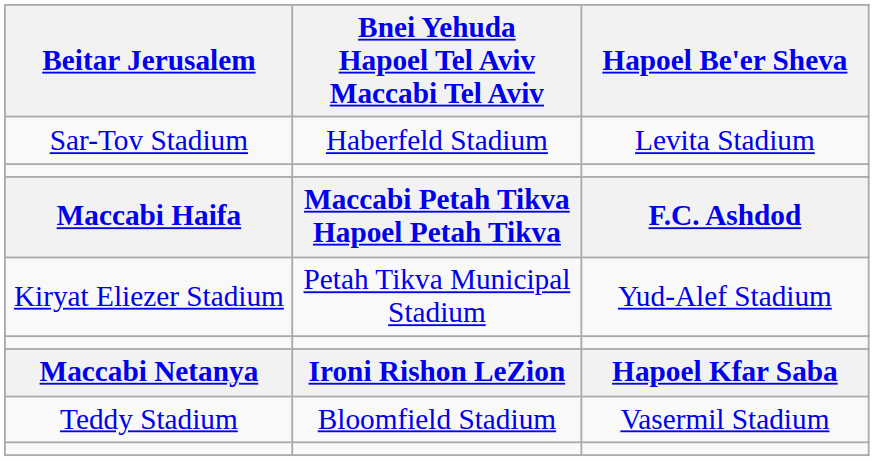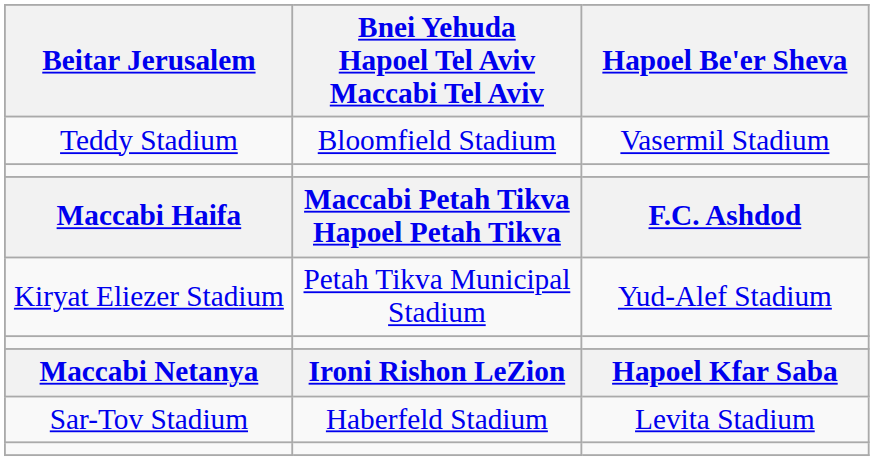rows swapped: (149, 418) <-> (149, 140)
